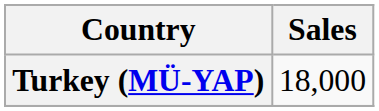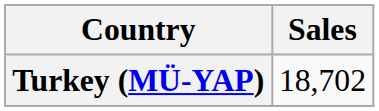(322, 79) 18,000 -> (322, 79) 18,702
